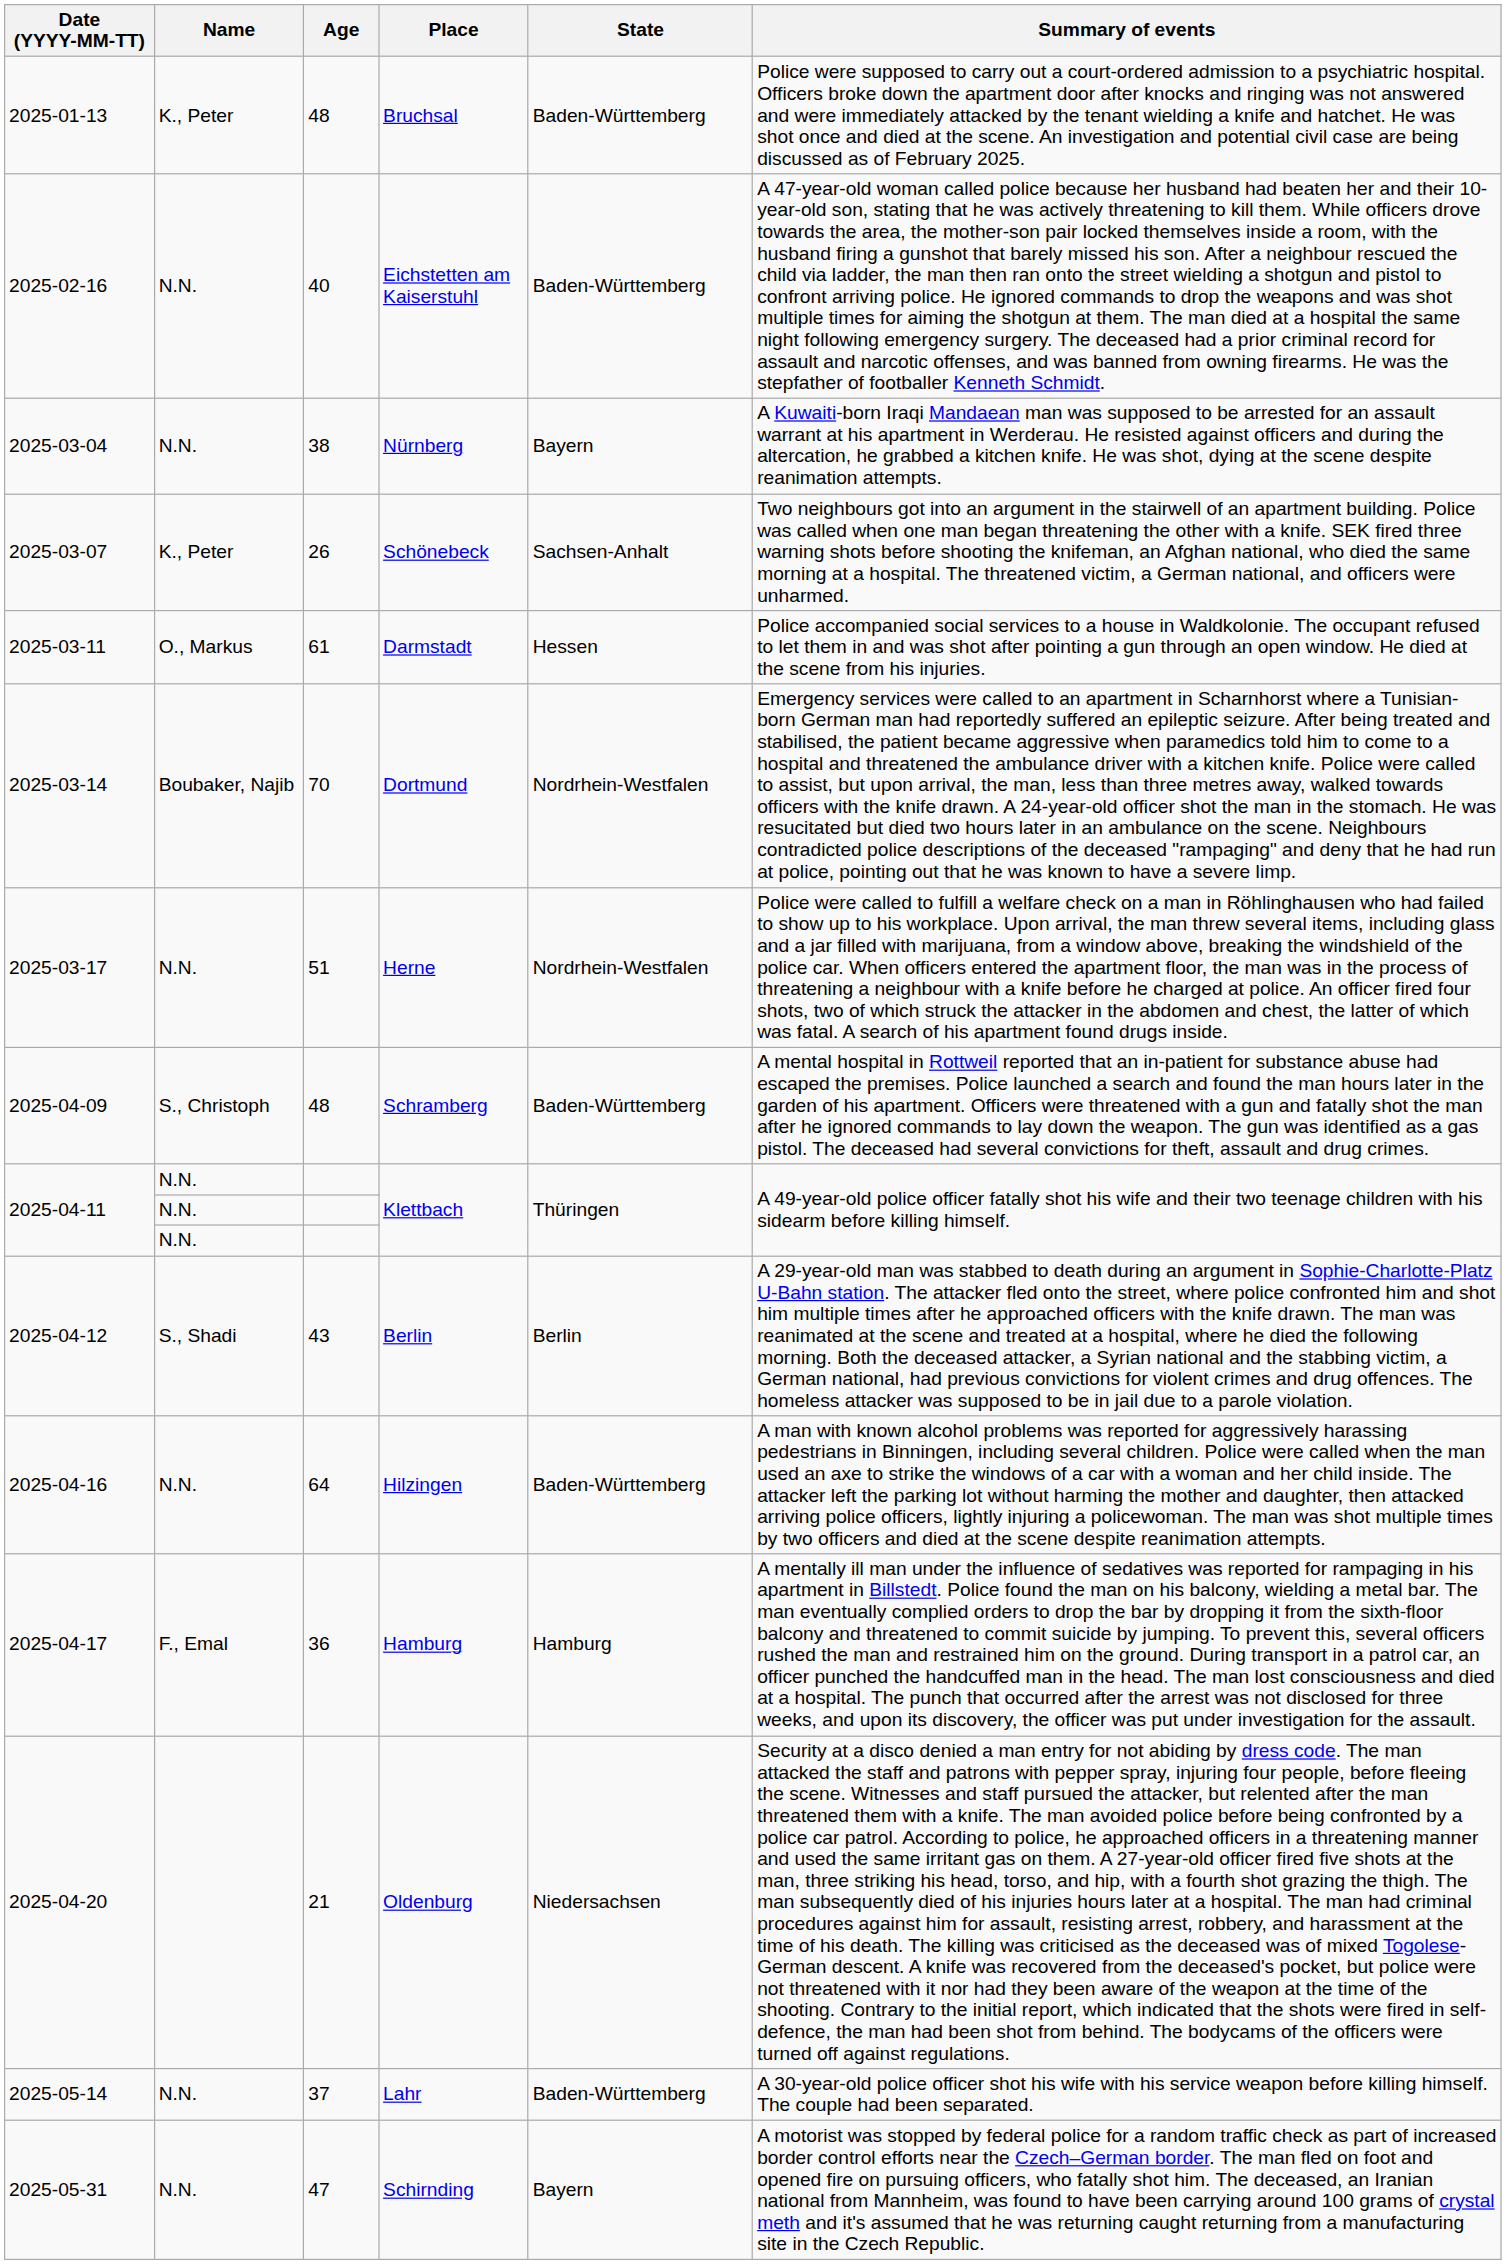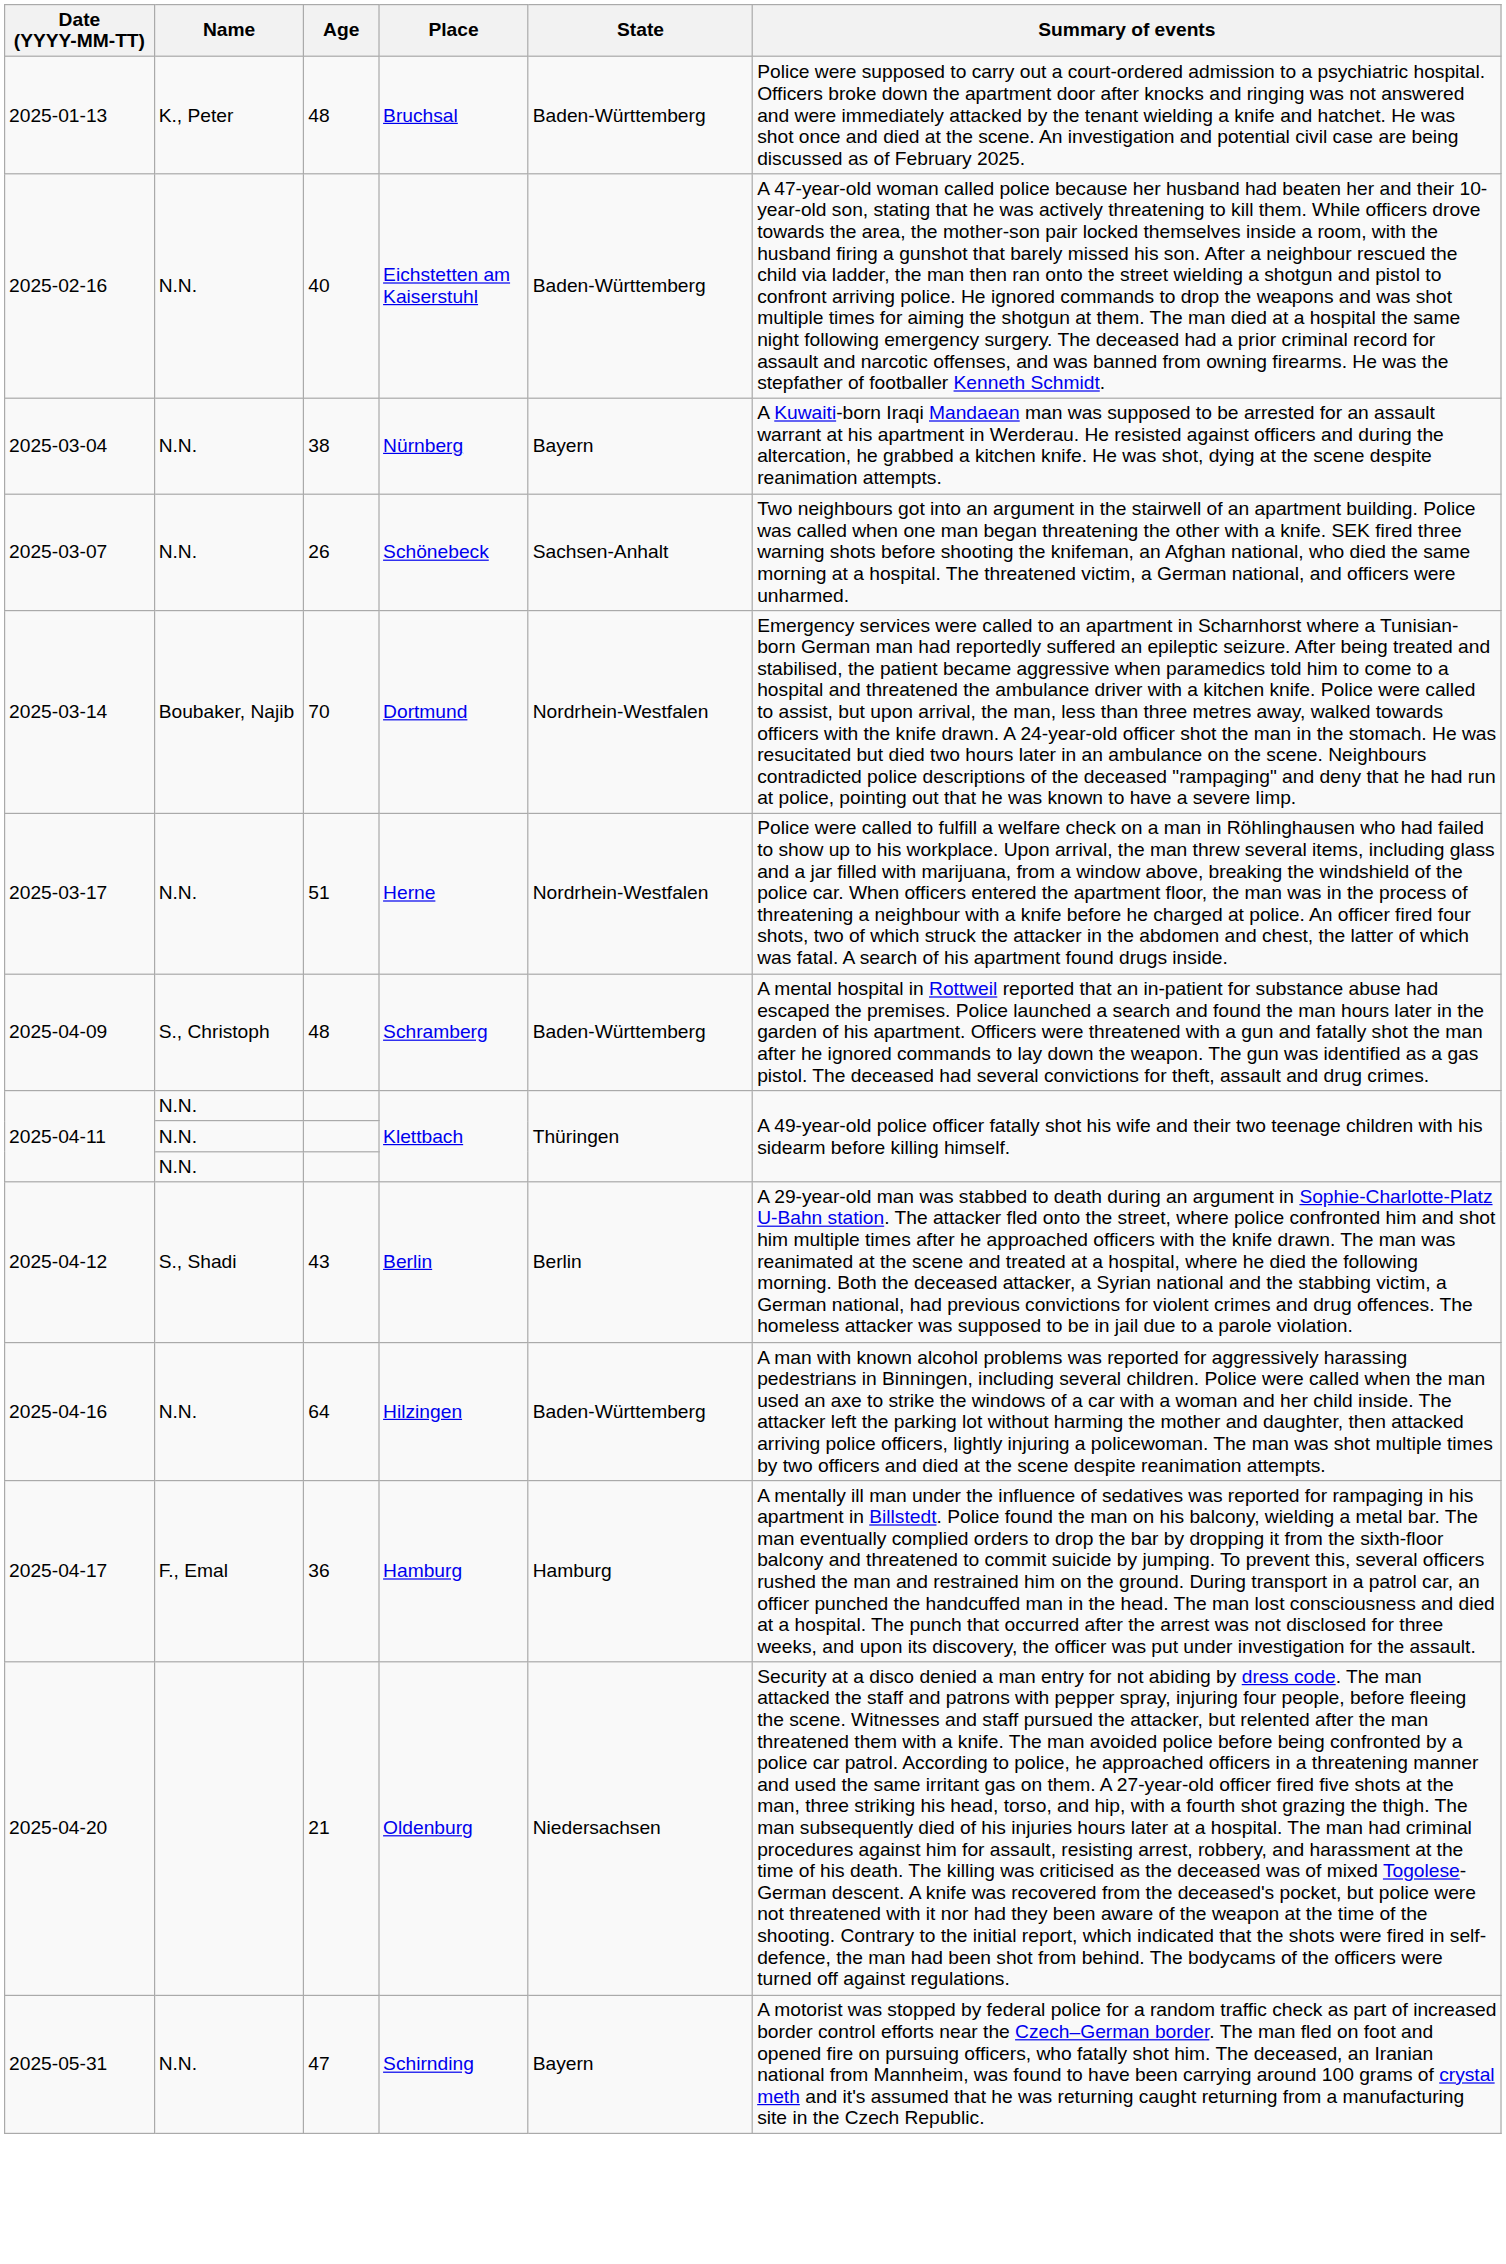(196, 551) K., Peter -> (178, 551) N.N.
- row: (57, 647)
- row: (58, 2094)
